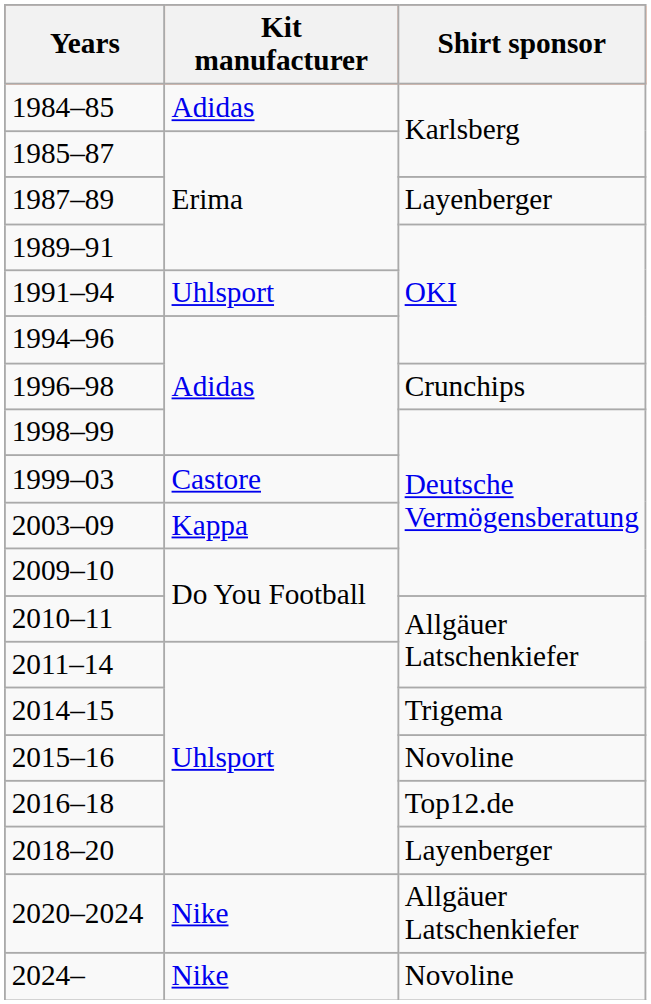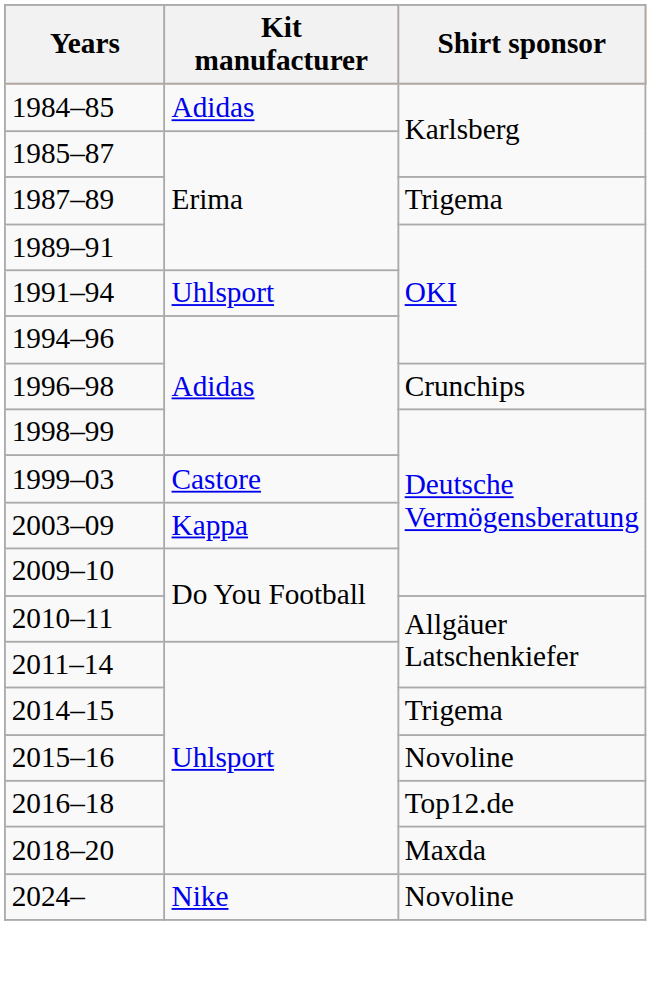(478, 199) Layenberger -> (454, 199) Trigema
(478, 850) Layenberger -> (445, 850) Maxda
- row: (78, 912)
